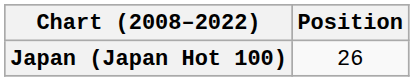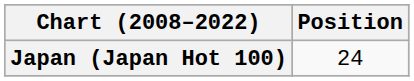(350, 59) 26 -> (350, 59) 24
